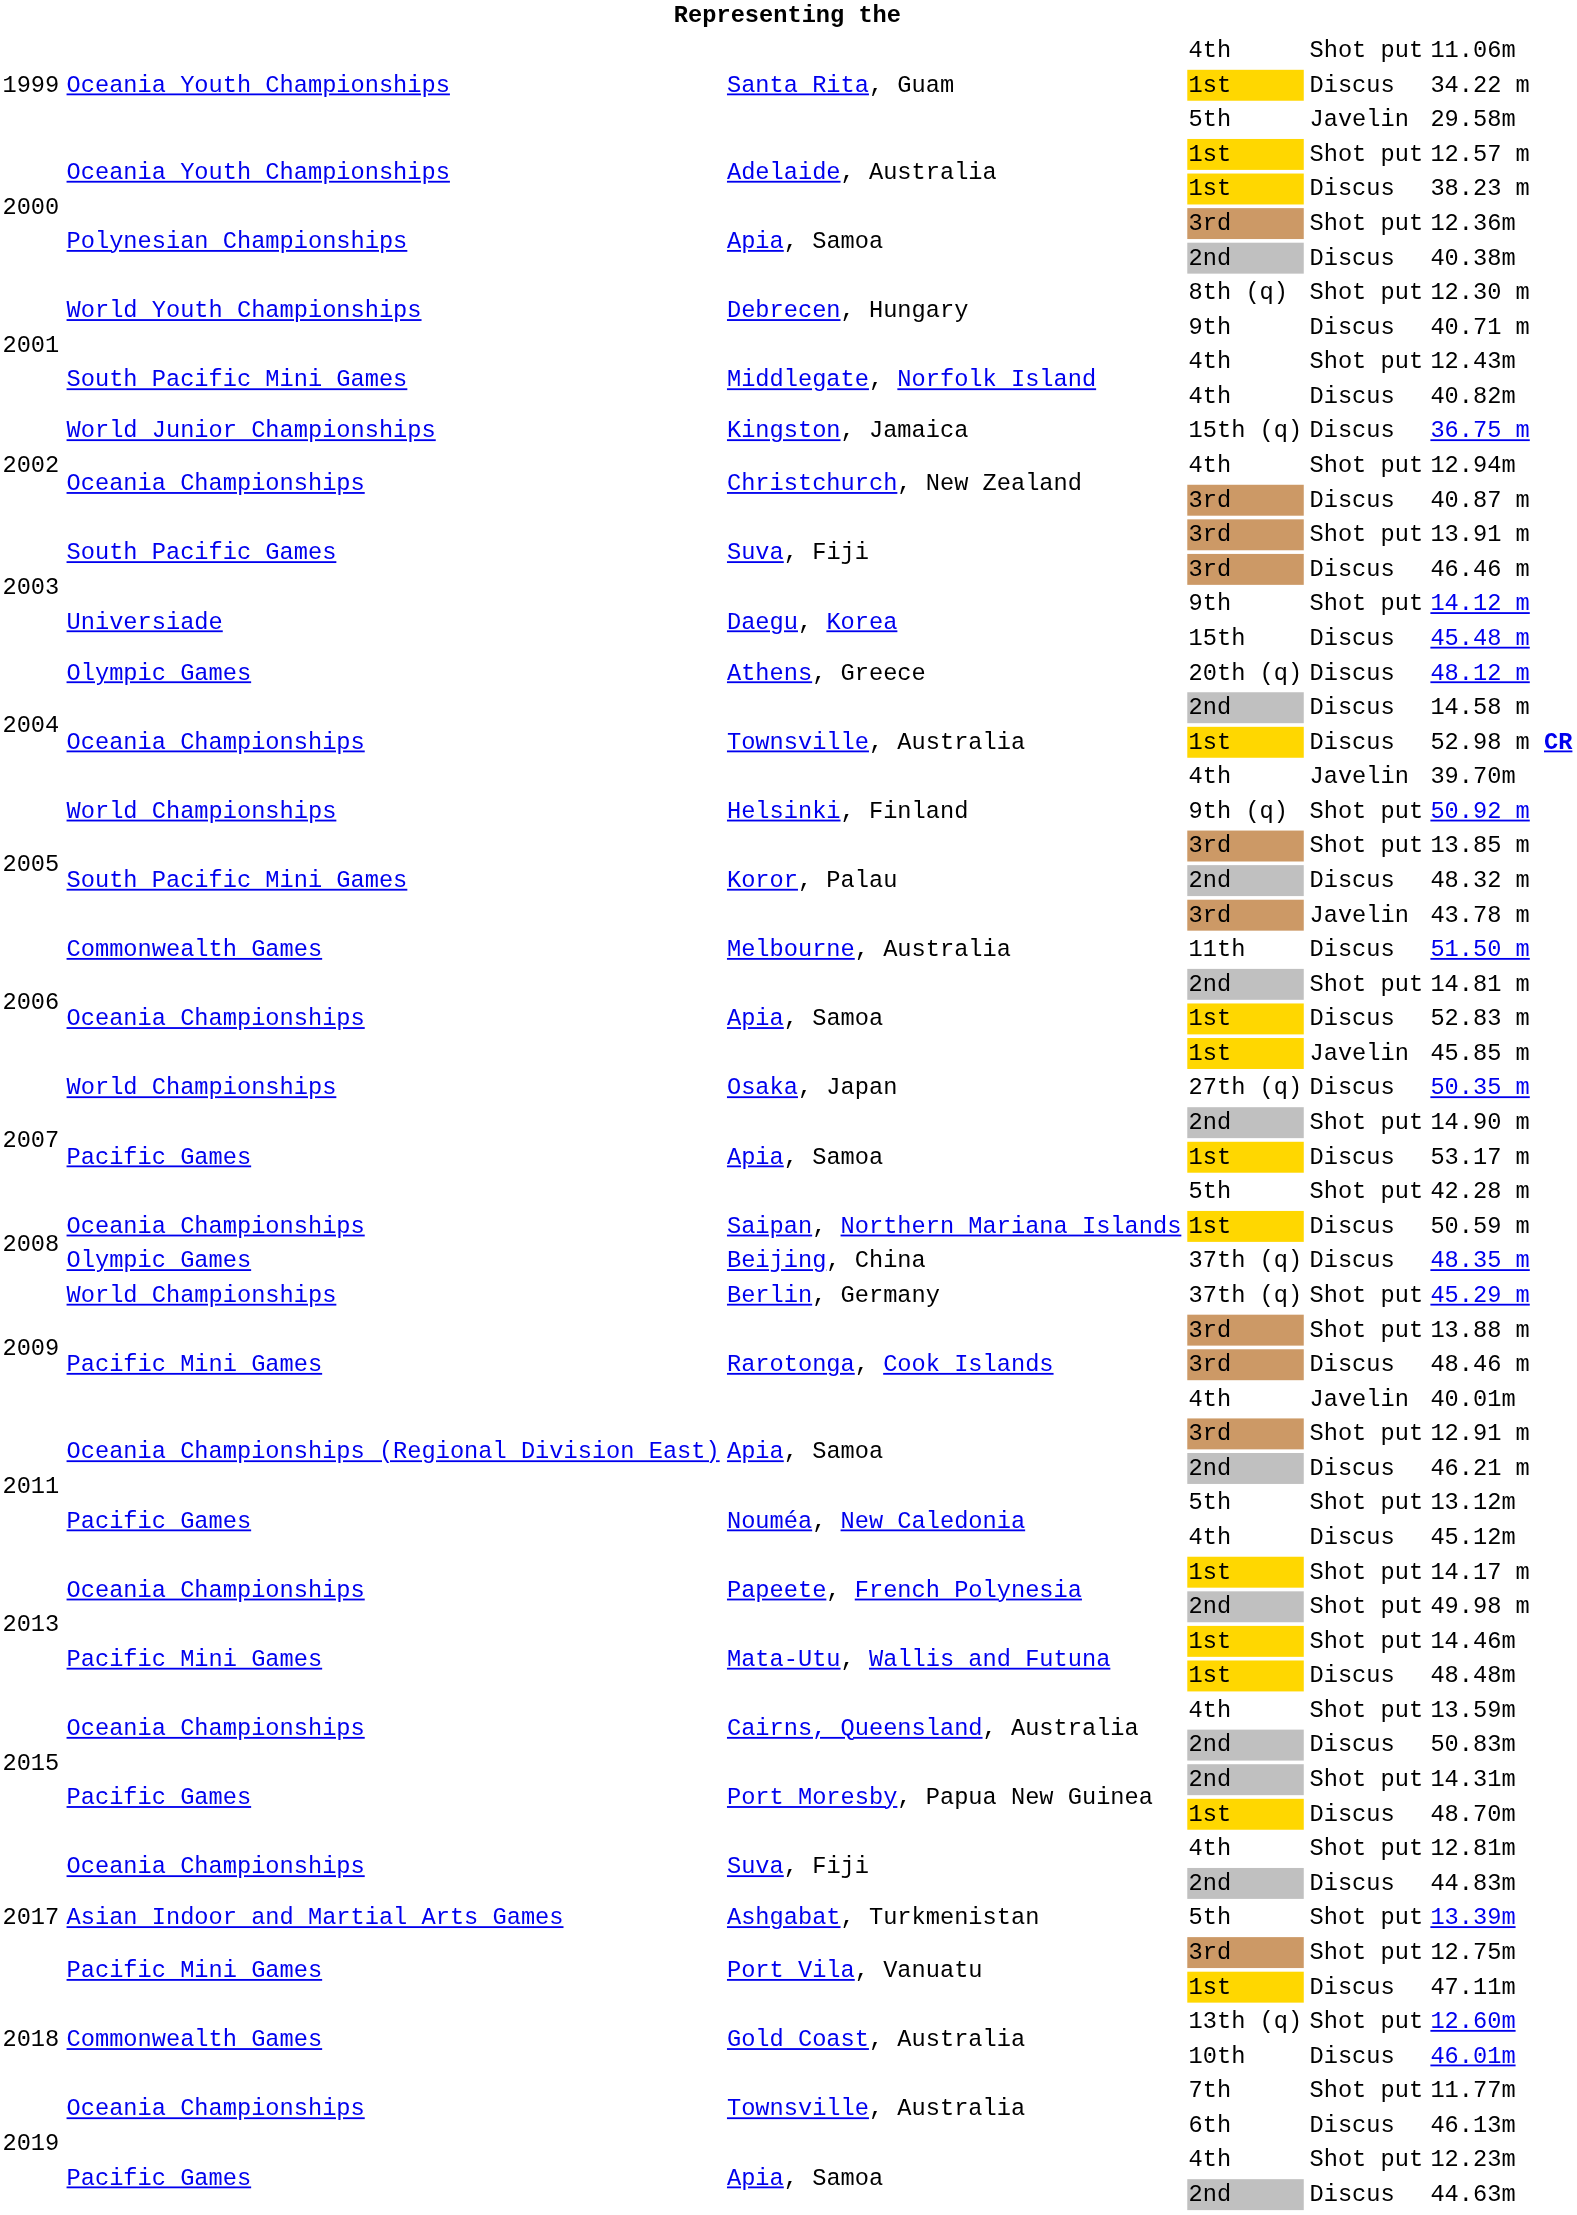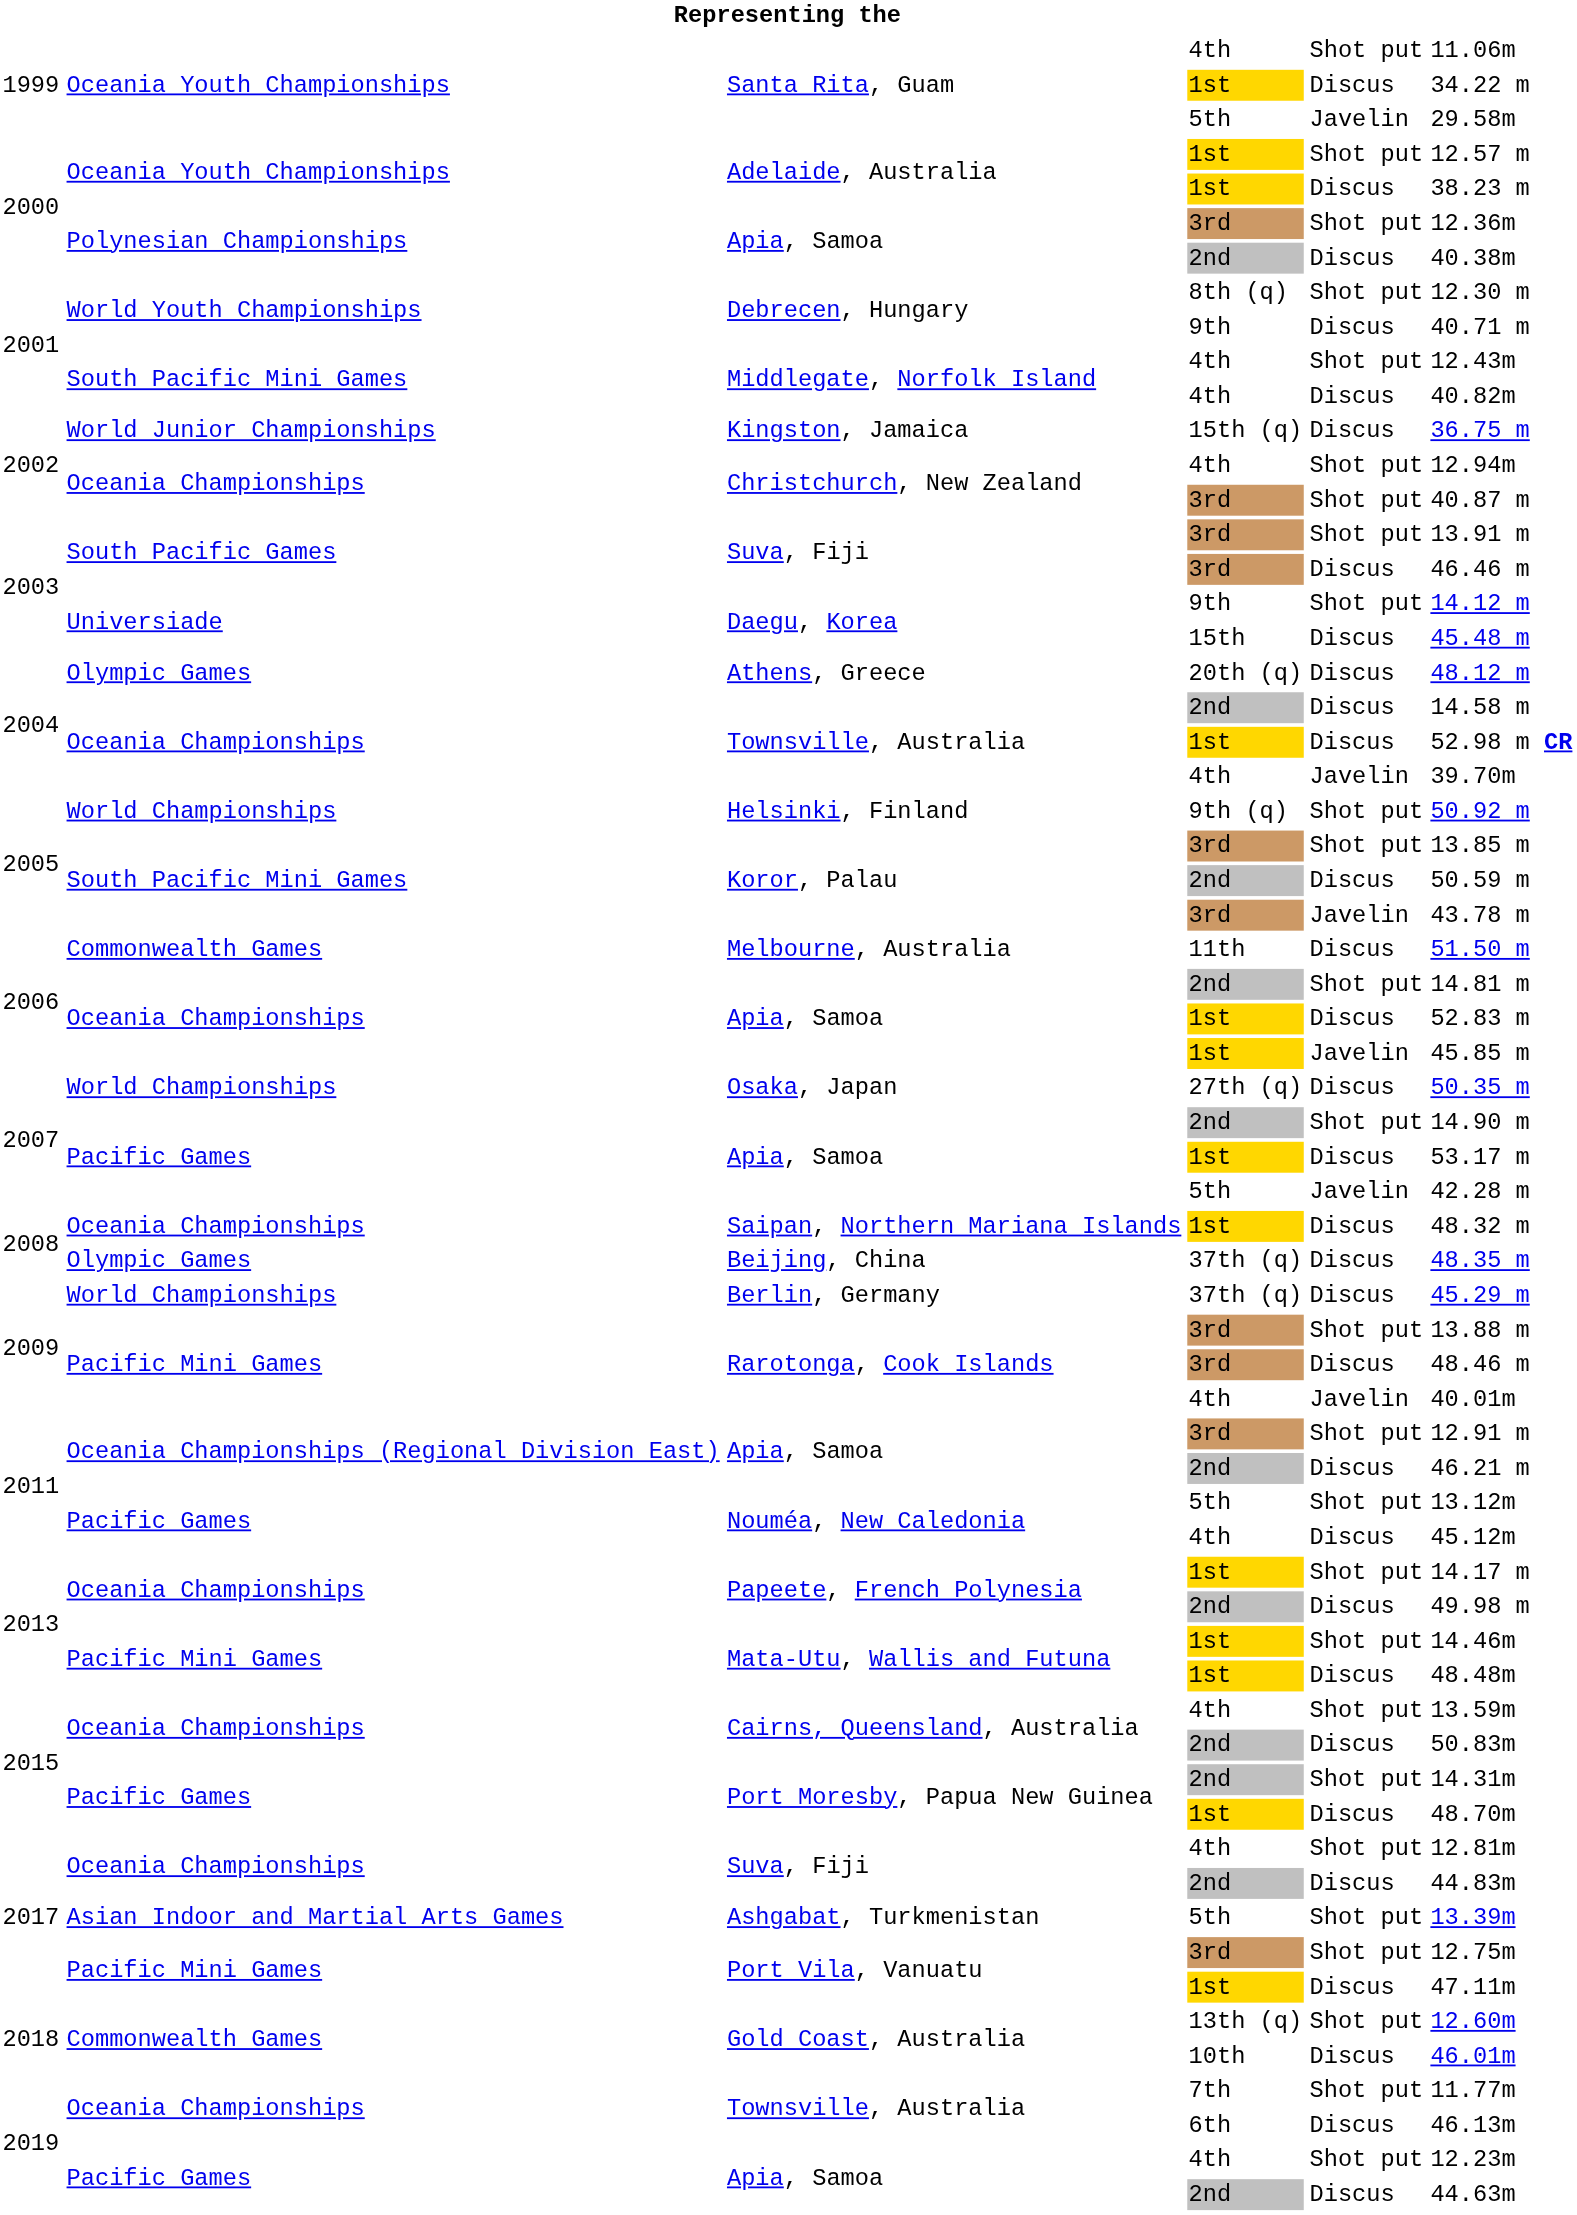(1352, 500) Discus -> (1366, 500) Shot put
(1480, 881) 48.32 m -> (1480, 881) 50.59 m
(1366, 1192) Shot put -> (1359, 1192) Javelin
(1480, 1226) 50.59 m -> (1480, 1226) 48.32 m
(1366, 1296) Shot put -> (1352, 1296) Discus
(1366, 1607) Shot put -> (1352, 1607) Discus
